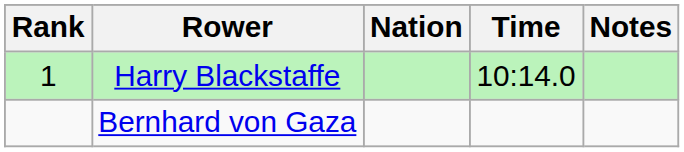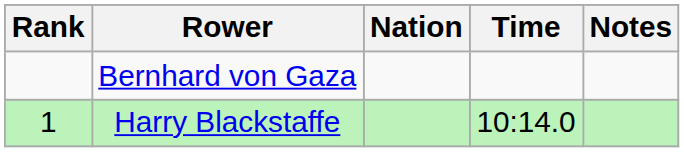rows swapped: (227, 75) <-> (227, 122)
